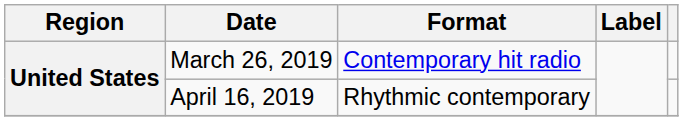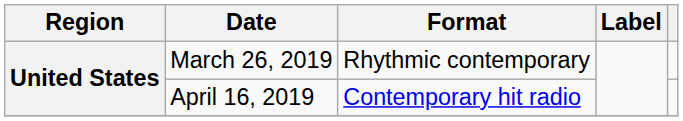(462, 60) Contemporary hit radio -> (467, 60) Rhythmic contemporary
(467, 97) Rhythmic contemporary -> (462, 97) Contemporary hit radio
